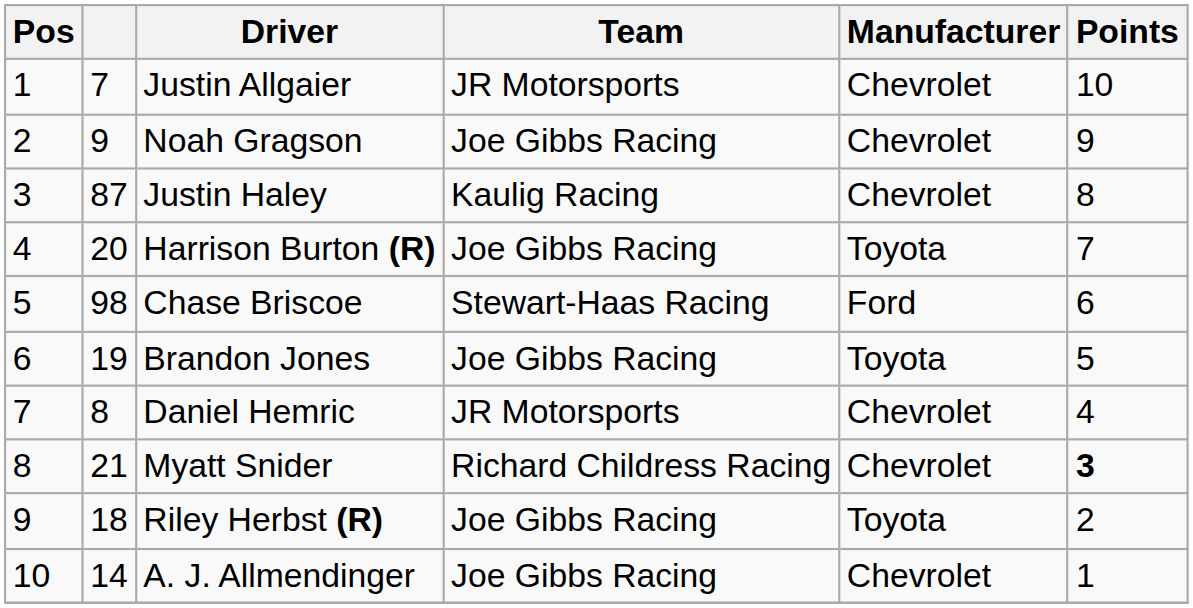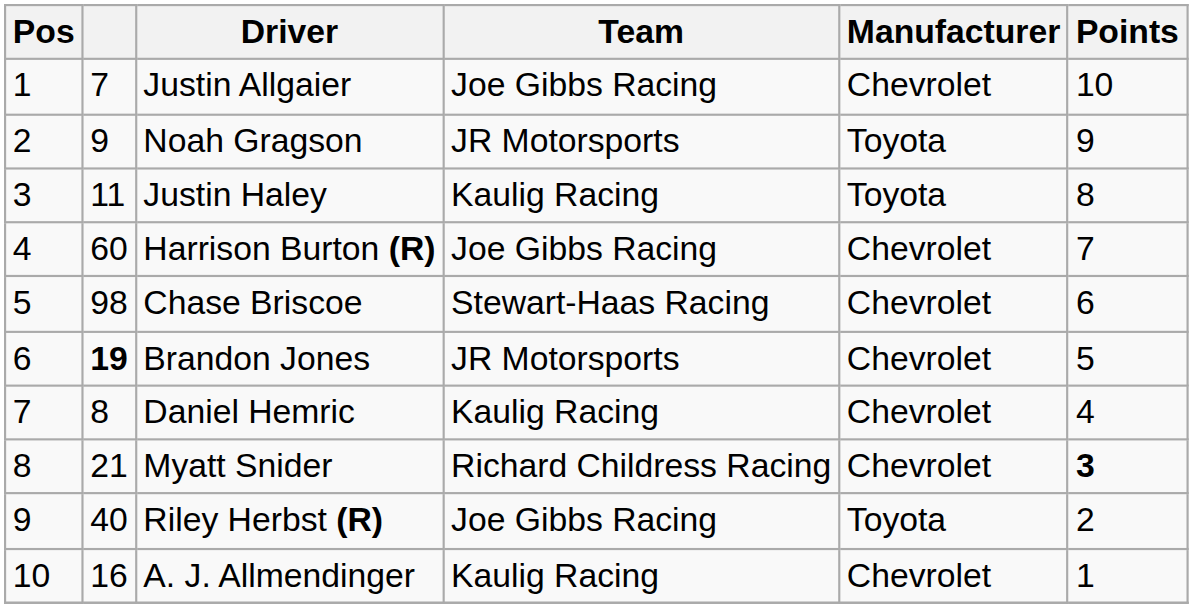(565, 85) JR Motorsports -> (584, 85) Joe Gibbs Racing
(584, 139) Joe Gibbs Racing -> (565, 139) JR Motorsports
(919, 139) Chevrolet -> (896, 139) Toyota
(109, 194) 87 -> (108, 194) 11
(919, 194) Chevrolet -> (896, 194) Toyota
(109, 248) 20 -> (109, 248) 60
(896, 248) Toyota -> (919, 248) Chevrolet
(881, 302) Ford -> (919, 302) Chevrolet
(109, 357) normal -> (109, 357) bold
(584, 357) Joe Gibbs Racing -> (565, 357) JR Motorsports
(896, 357) Toyota -> (919, 357) Chevrolet
(565, 411) JR Motorsports -> (555, 411) Kaulig Racing
(109, 519) 18 -> (109, 519) 40
(109, 574) 14 -> (109, 574) 16
(584, 574) Joe Gibbs Racing -> (555, 574) Kaulig Racing
